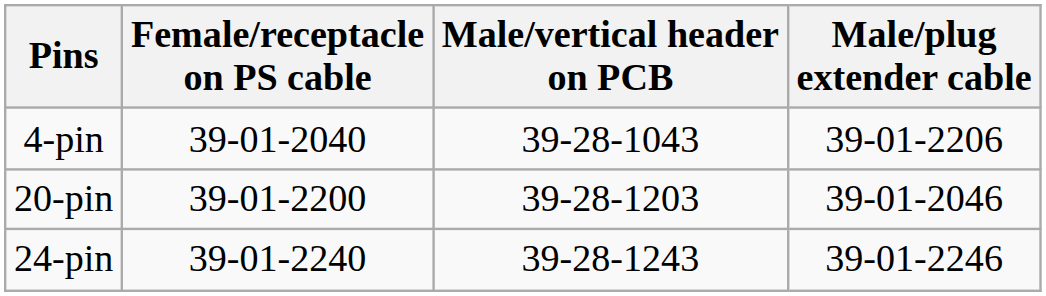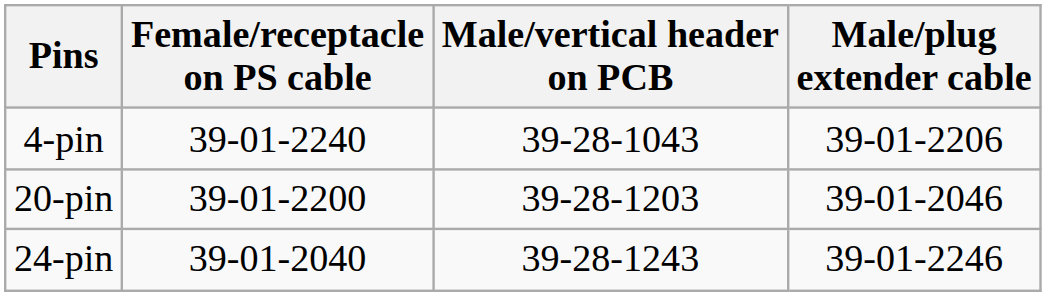(278, 137) 39-01-2040 -> (278, 137) 39-01-2240
(278, 258) 39-01-2240 -> (278, 258) 39-01-2040
